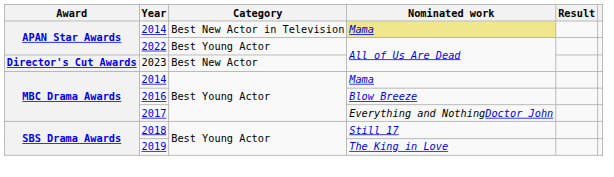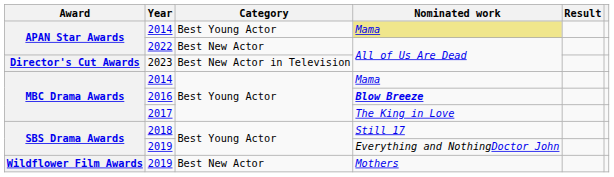(258, 30) Best New Actor in Television -> (227, 30) Best Young Actor
(221, 46) Best Young Actor -> (221, 46) Best New Actor
(214, 63) Best New Actor -> (264, 63) Best New Actor in Television
(383, 96) normal -> (389, 96) bold
(451, 113) Everything and NothingDoctor John -> (405, 113) The King in Love
(399, 147) The King in Love -> (457, 147) Everything and NothingDoctor John
+ row: (75, 163)
